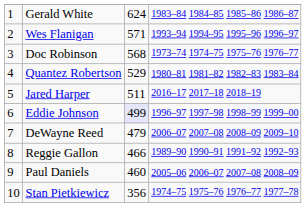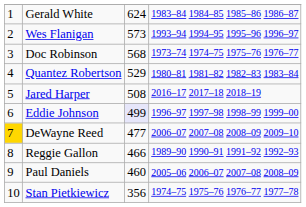(137, 34) 571 -> (137, 34) 573
(136, 93) 511 -> (137, 93) 508
(10, 133) no background -> (10, 133) gold background
(137, 133) 479 -> (137, 133) 477
